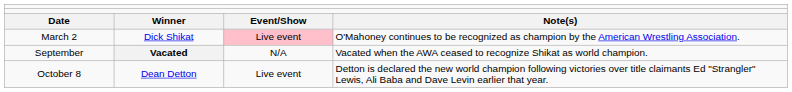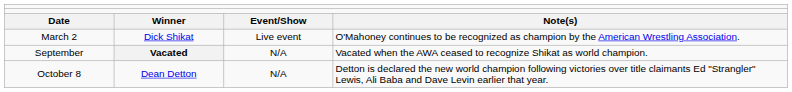(278, 37) pink background -> (278, 37) no background
(278, 74) Live event -> (278, 74) N/A
